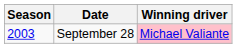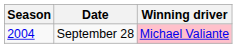(21, 34) 2003 -> (21, 34) 2004
